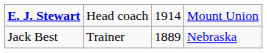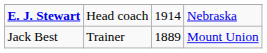(223, 15) Mount Union -> (212, 15) Nebraska
(212, 37) Nebraska -> (223, 37) Mount Union
